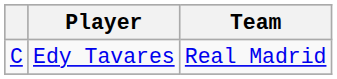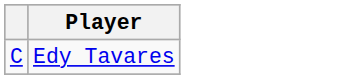- column: (256, 22)
